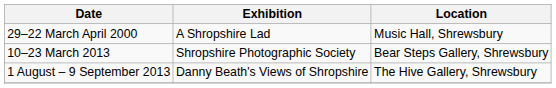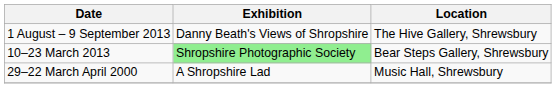rows swapped: (89, 72) <-> (72, 33)
(266, 53) no background -> (266, 53) lightgreen background
